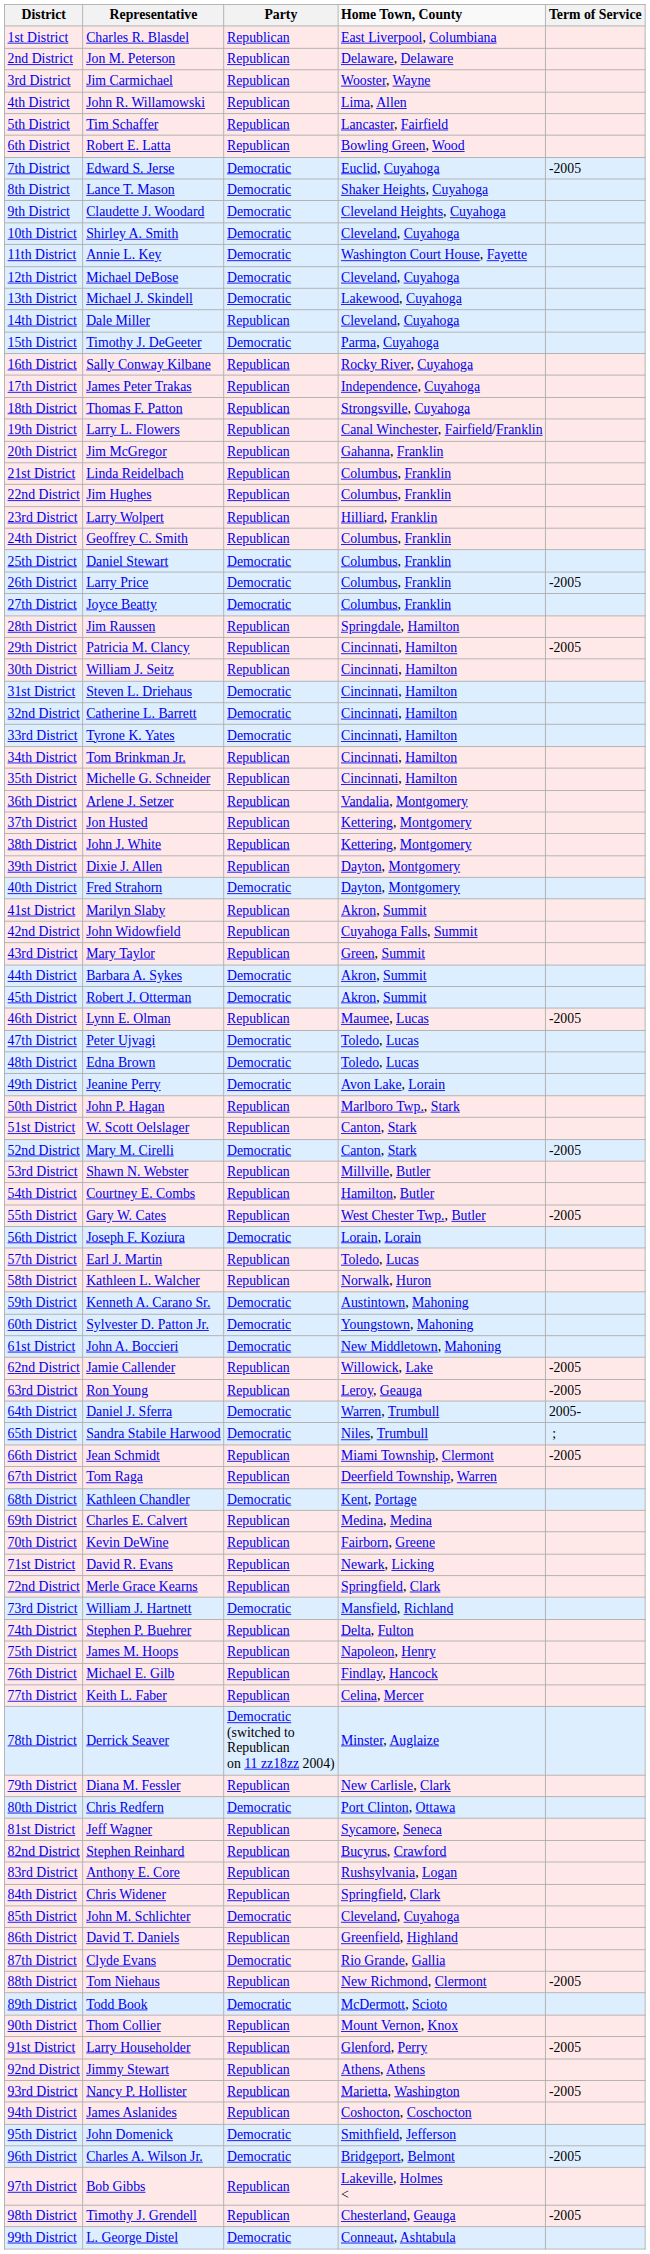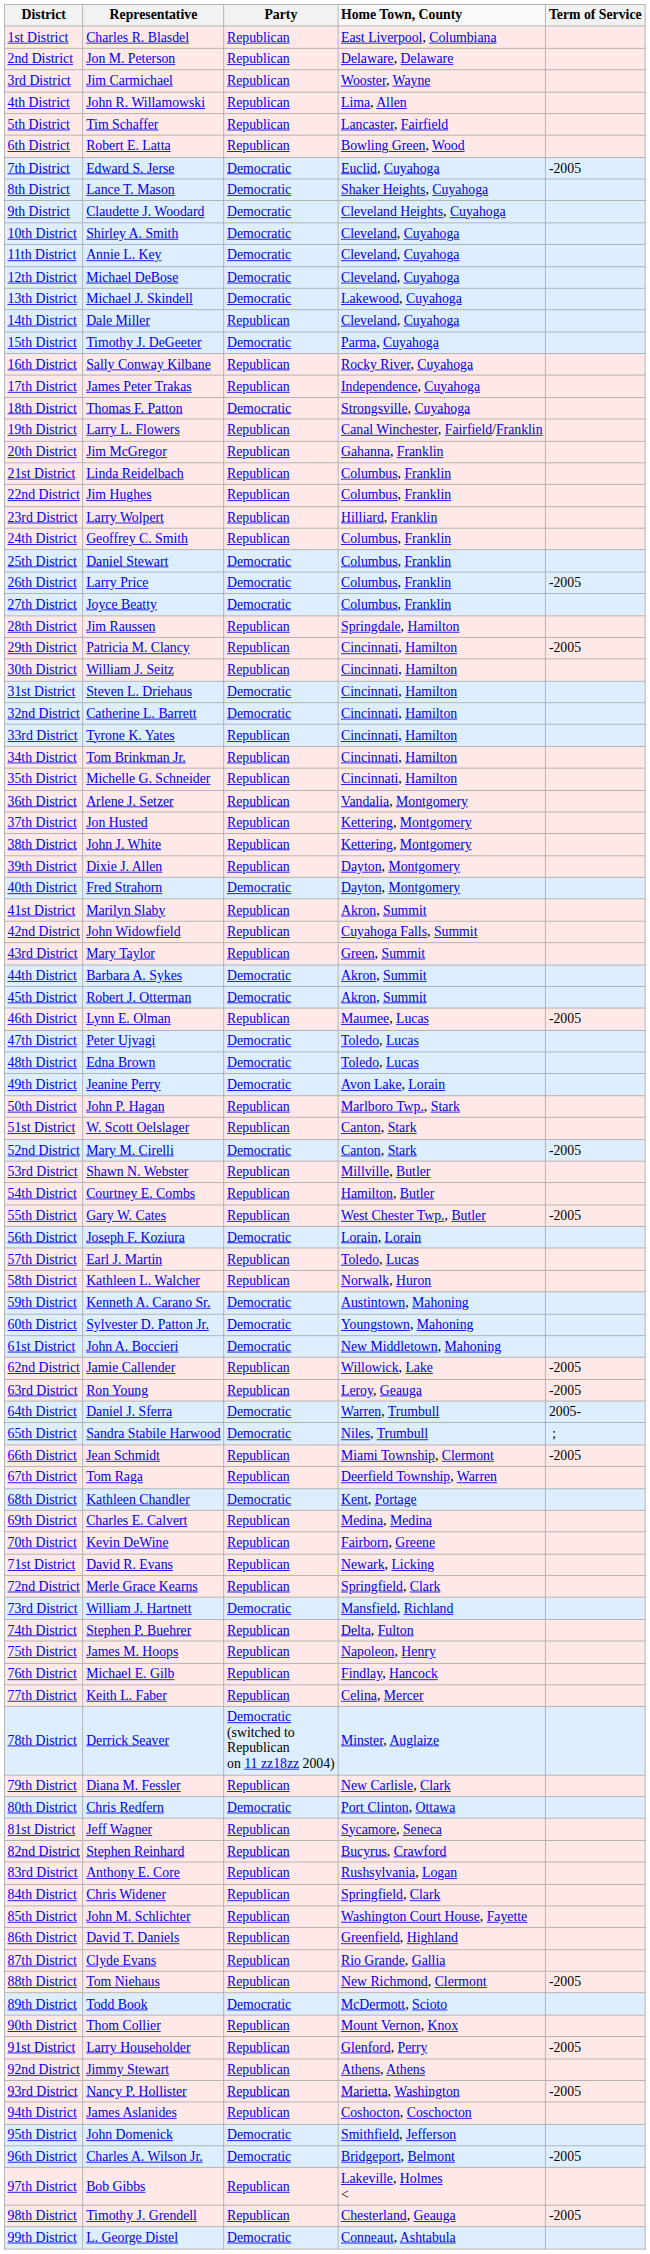(434, 255) Washington Court House, Fayette -> (400, 255) Cleveland, Cuyahoga
(258, 408) Republican -> (259, 408) Democratic
(259, 735) Democratic -> (258, 735) Republican
(259, 1916) Democratic -> (258, 1916) Republican
(400, 1916) Cleveland, Cuyahoga -> (434, 1916) Washington Court House, Fayette
(259, 1960) Democratic -> (258, 1960) Republican
